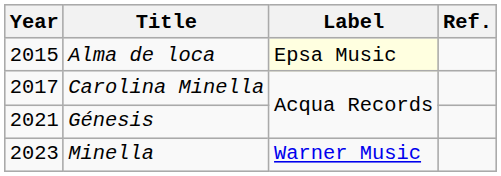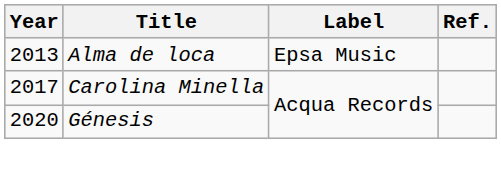(34, 55) 2015 -> (34, 55) 2013
(335, 55) lightyellow background -> (335, 55) no background
(34, 121) 2021 -> (34, 121) 2020
- row: (111, 154)
